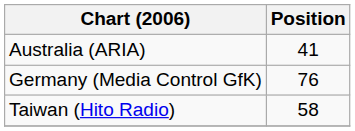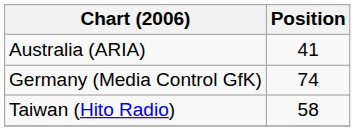(308, 79) 76 -> (308, 79) 74
